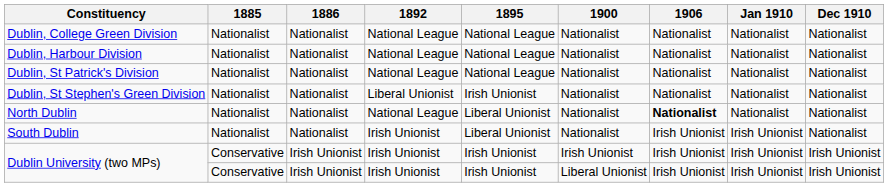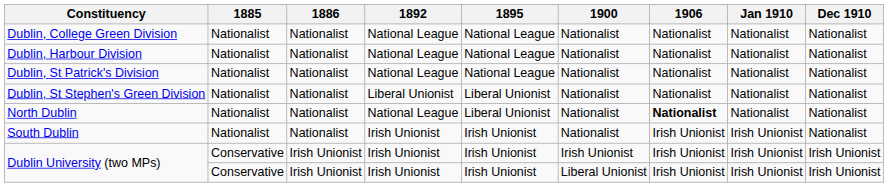(500, 93) Irish Unionist -> (507, 93) Liberal Unionist
(507, 133) Liberal Unionist -> (500, 133) Irish Unionist
